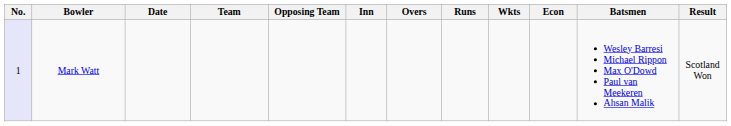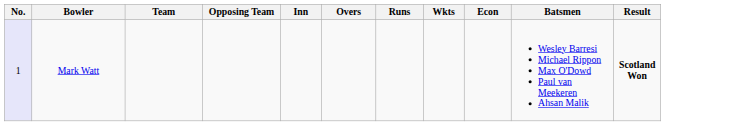- column: (158, 12)
(703, 70) normal -> (637, 70) bold
